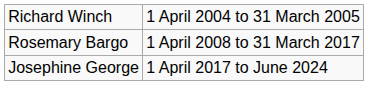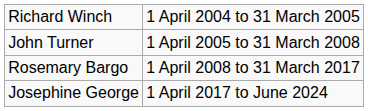+ row: (51, 42)
